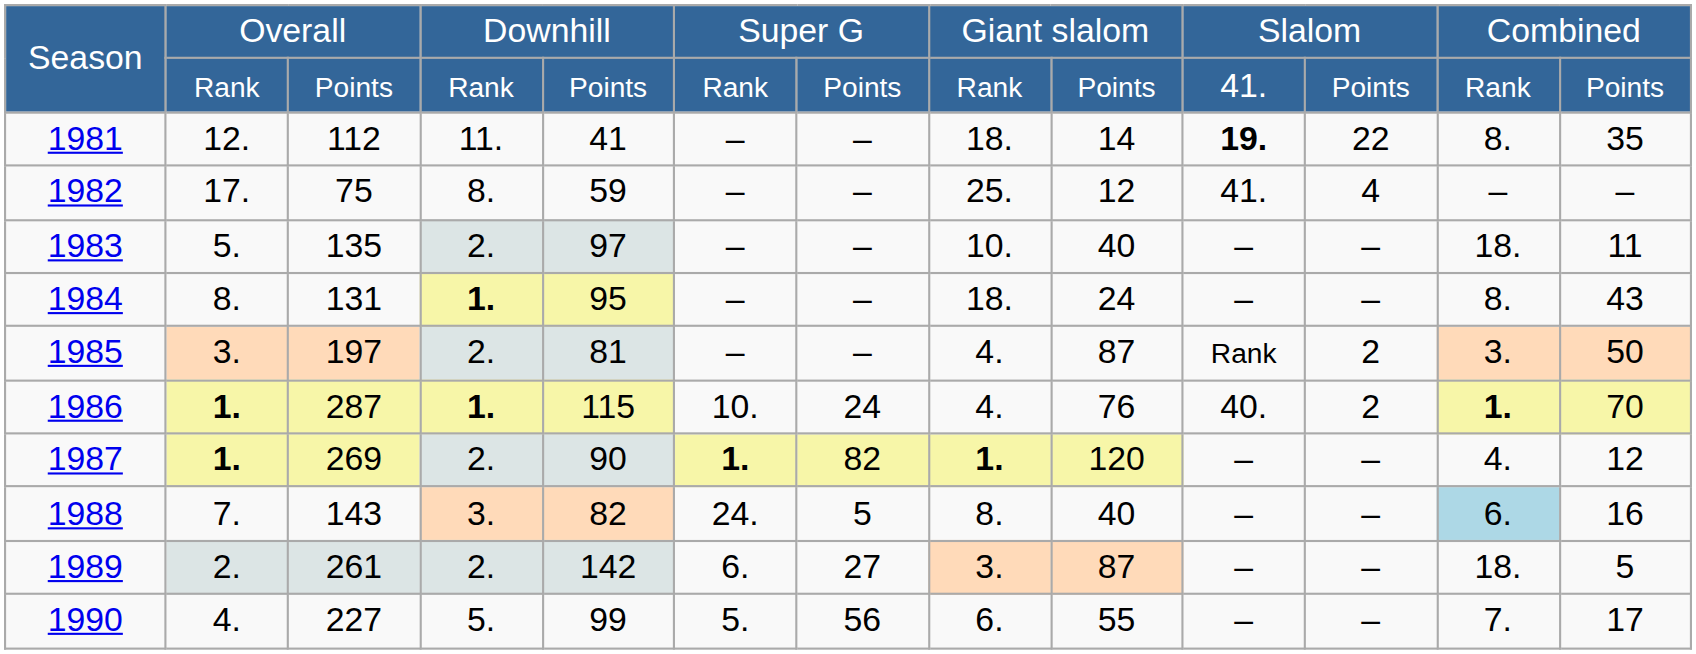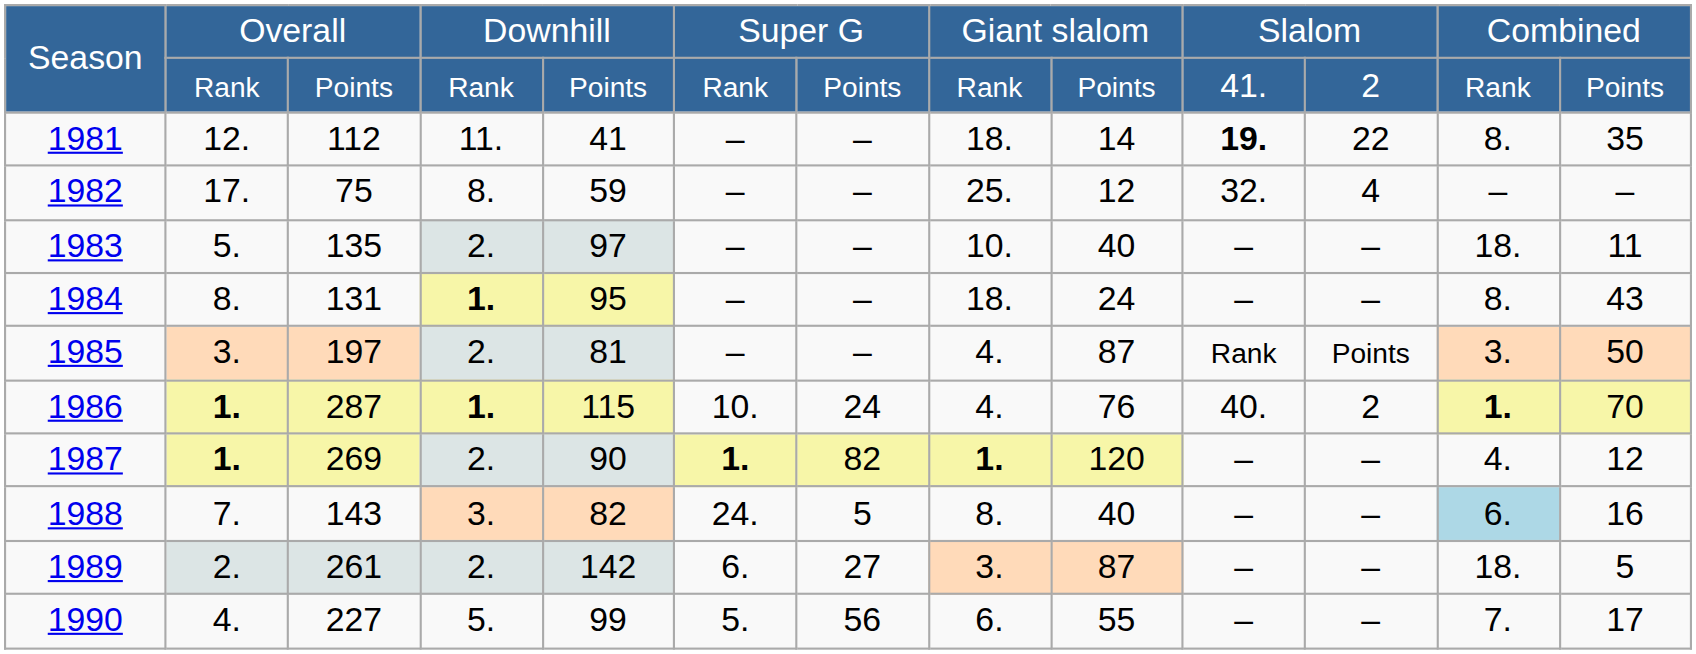(1371, 86) Points -> (1371, 84) 2
(1244, 191) 41. -> (1244, 191) 32.
(1371, 352) 2 -> (1371, 354) Points
